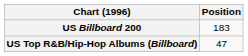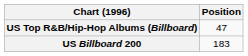rows swapped: (102, 28) <-> (102, 43)
